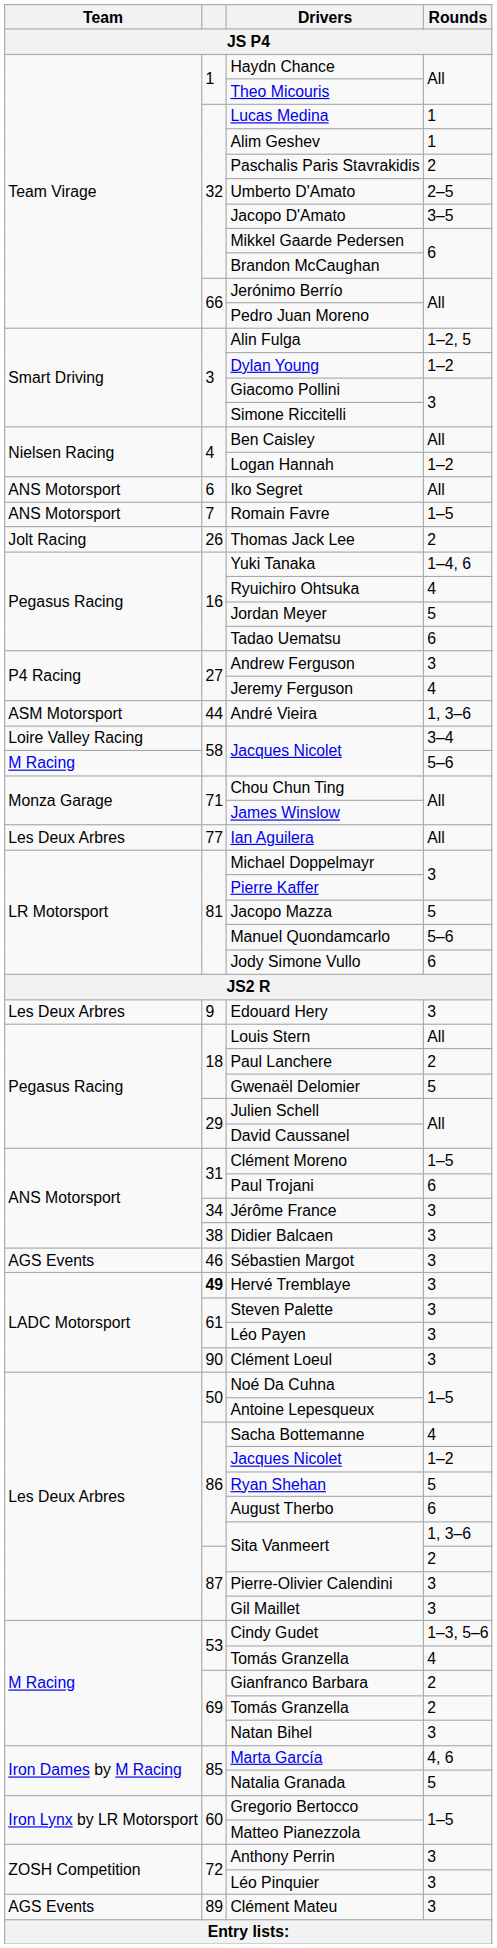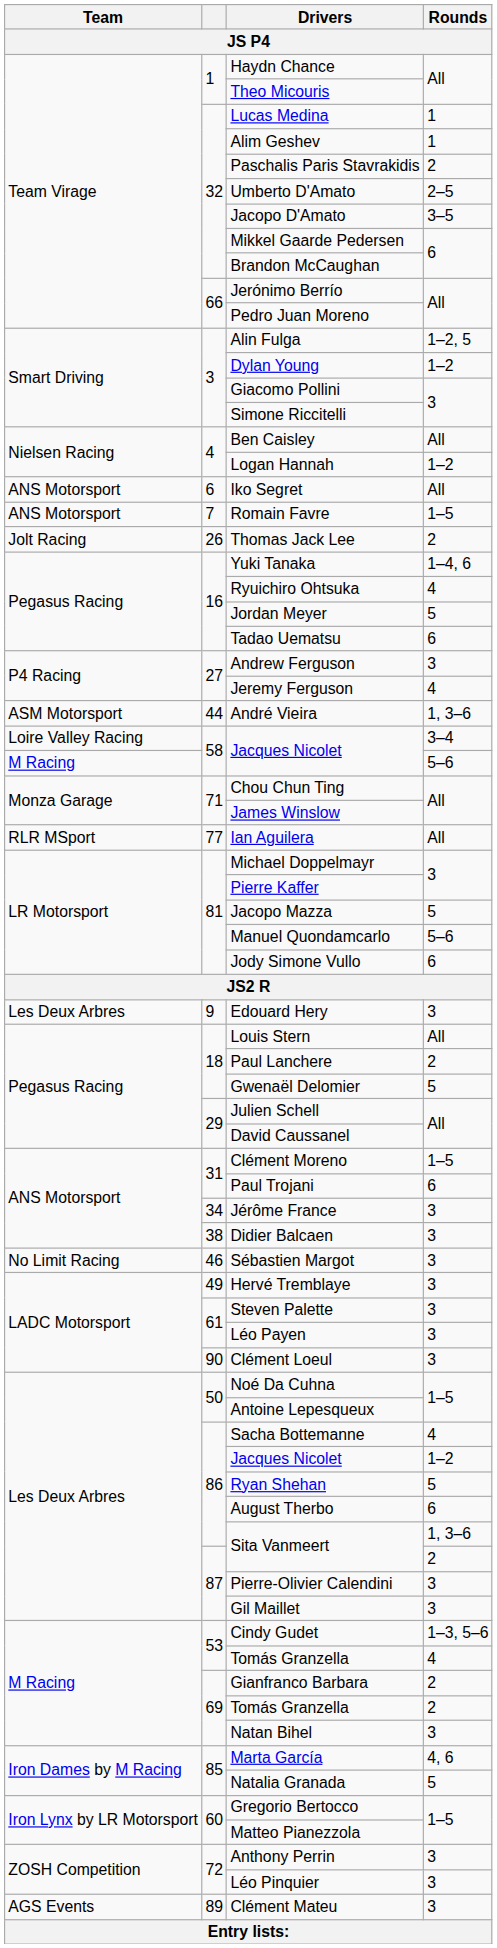(67, 837) Les Deux Arbres -> (52, 837) RLR MSport
(51, 1260) AGS Events -> (64, 1260) No Limit Racing
(214, 1285) bold -> (214, 1285) normal
